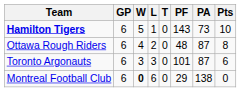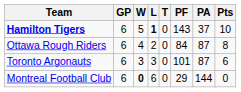(154, 29) normal -> (154, 29) bold
(204, 29) 73 -> (204, 29) 37
(182, 45) 48 -> (182, 45) 84
(204, 78) 138 -> (204, 78) 144
